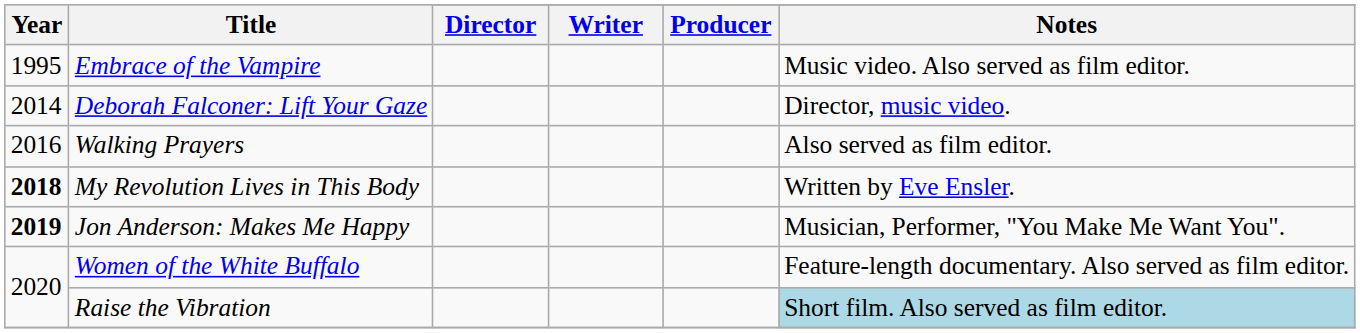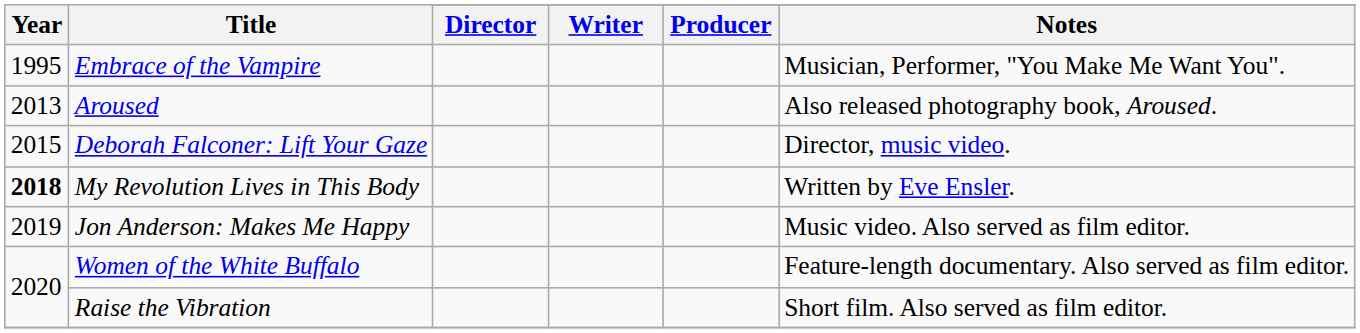(987, 65) Music video. Also served as film editor. -> (1035, 65) Musician, Performer, "You Make Me Want You".
+ row: (117, 105)
(36, 105) 2014 -> (36, 145) 2015
- row: (160, 145)
(36, 226) bold -> (36, 226) normal
(1035, 226) Musician, Performer, "You Make Me Want You". -> (987, 226) Music video. Also served as film editor.
(976, 307) lightblue background -> (976, 307) no background
